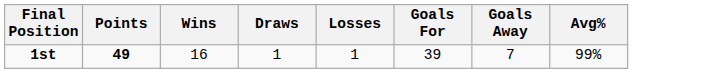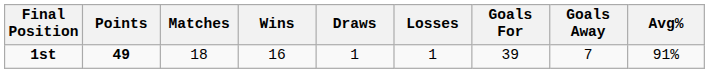+ column: (199, 25)
(588, 57) 99% -> (666, 57) 91%
